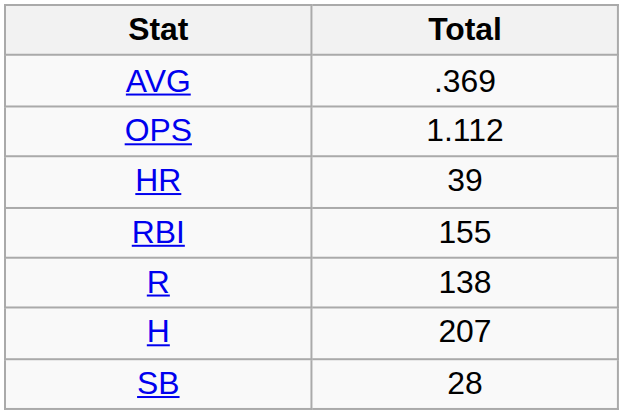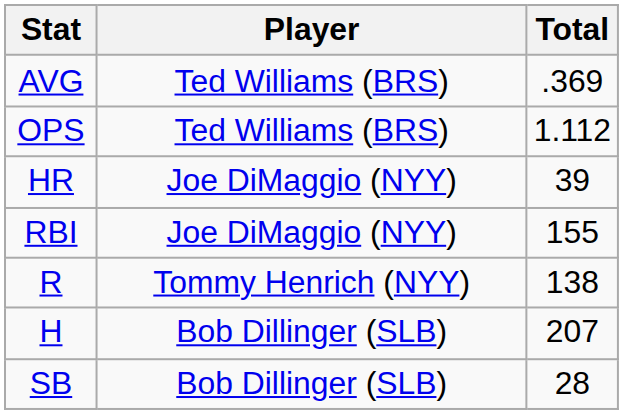+ column: (312, 29)
